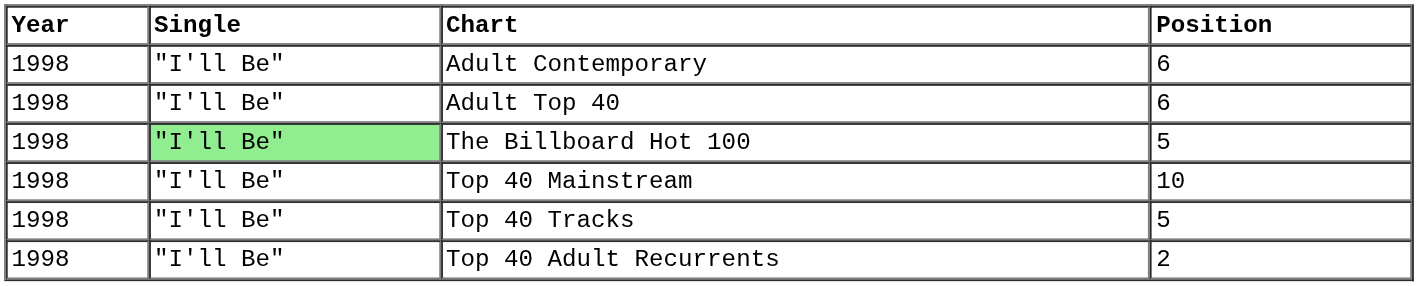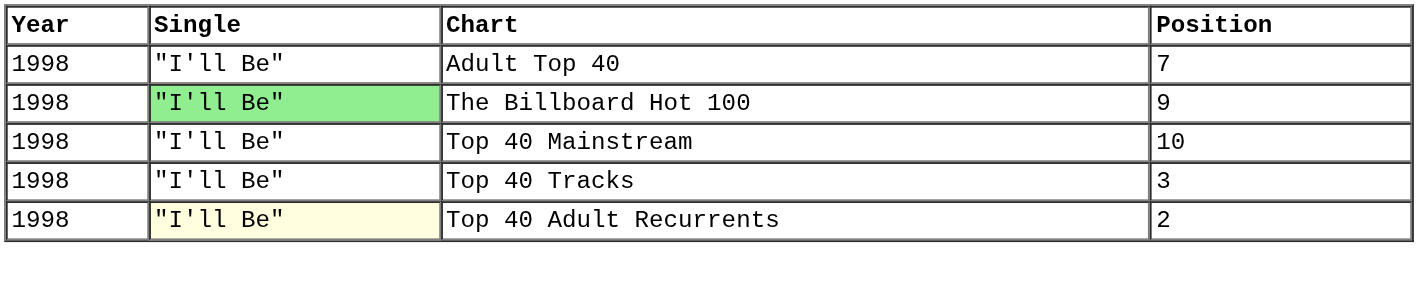- row: (577, 64)
(1163, 104) 6 -> (1163, 64) 7
(1163, 143) 5 -> (1163, 104) 9
(1163, 221) 5 -> (1163, 182) 3
(219, 260) no background -> (219, 221) lightyellow background
